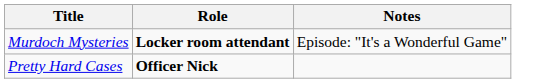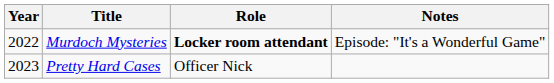+ column: (24, 16)
(177, 66) bold -> (213, 66) normal
